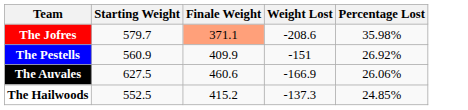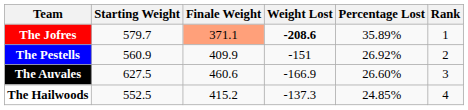+ column: (446, 14)
(300, 34) normal -> (300, 34) bold
(382, 34) 35.98% -> (382, 34) 35.89%
(382, 74) 26.06% -> (382, 74) 26.60%
